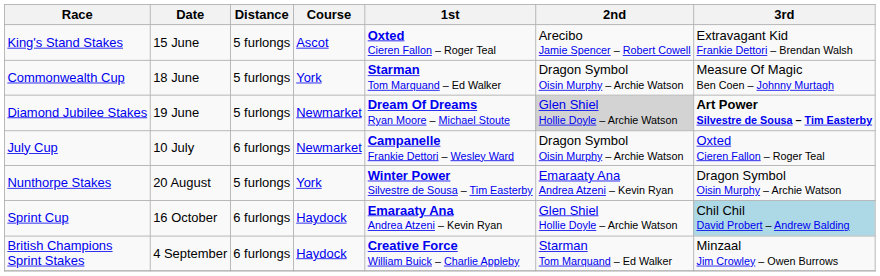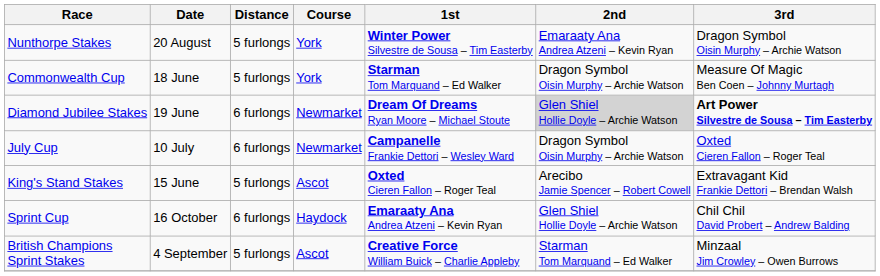rows swapped: (65, 42) <-> (59, 183)
(262, 112) 5 furlongs -> (262, 112) 6 furlongs
(773, 218) lightblue background -> (773, 218) no background
(262, 253) 6 furlongs -> (262, 253) 5 furlongs
(321, 253) Haydock -> (312, 253) Ascot
